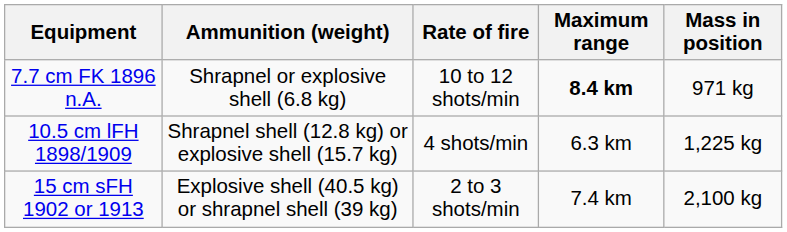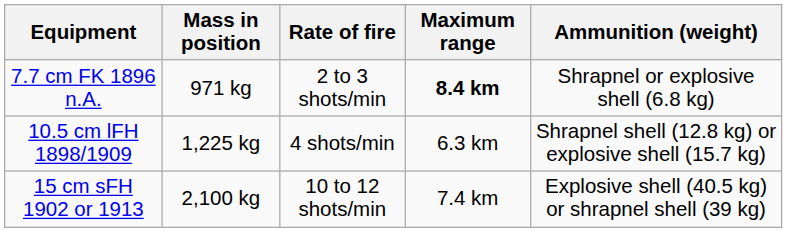columns swapped: (723, 32) <-> (288, 32)
(476, 87) 10 to 12 shots/min -> (342, 87) 2 to 3 shots/min
(476, 198) 2 to 3 shots/min -> (342, 198) 10 to 12 shots/min
